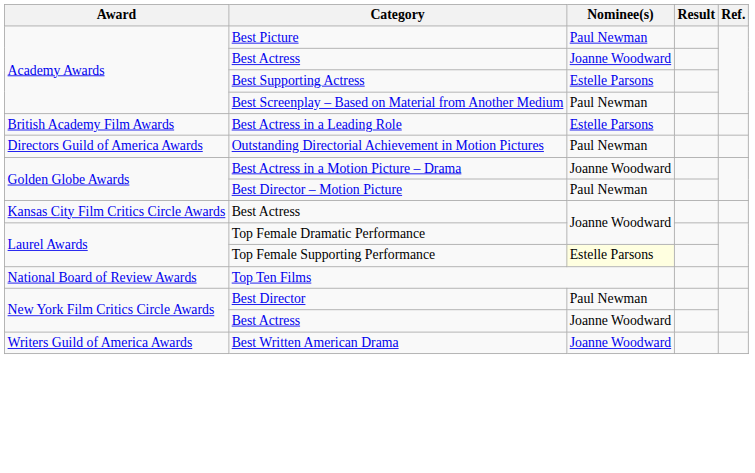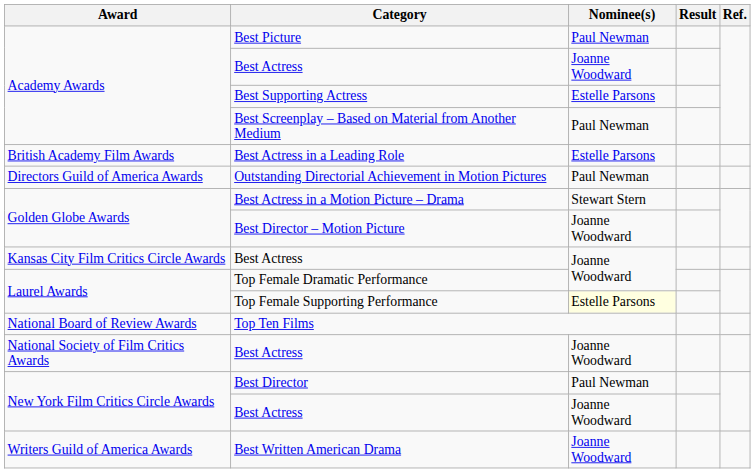(620, 168) Joanne Woodward -> (609, 199) Stewart Stern
(609, 189) Paul Newman -> (601, 228) Joanne Woodward
+ row: (96, 353)
